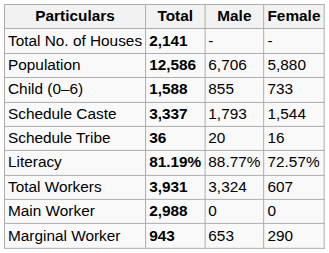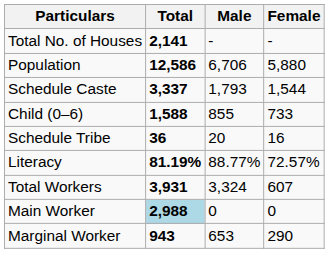rows swapped: (46, 89) <-> (62, 114)
(168, 211) no background -> (168, 211) lightblue background
